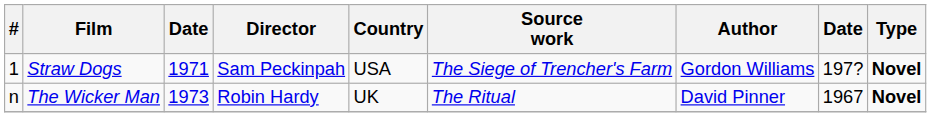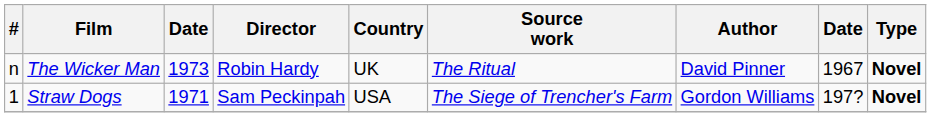rows swapped: (74, 68) <-> (94, 97)
